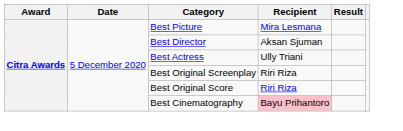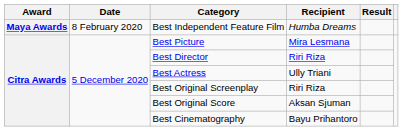+ row: (218, 27)
(291, 42) Aksan Sjuman -> (307, 57) Riri Riza
(279, 88) Riri Riza -> (320, 103) Aksan Sjuman
(295, 103) pink background -> (323, 118) no background
